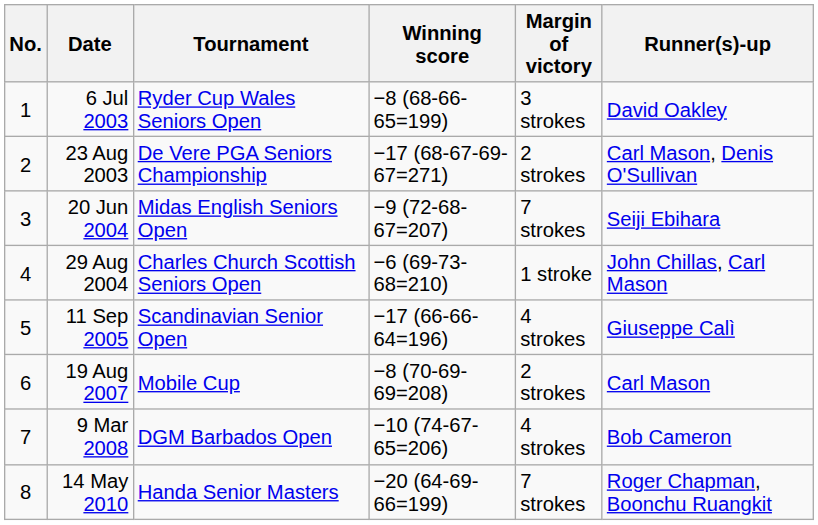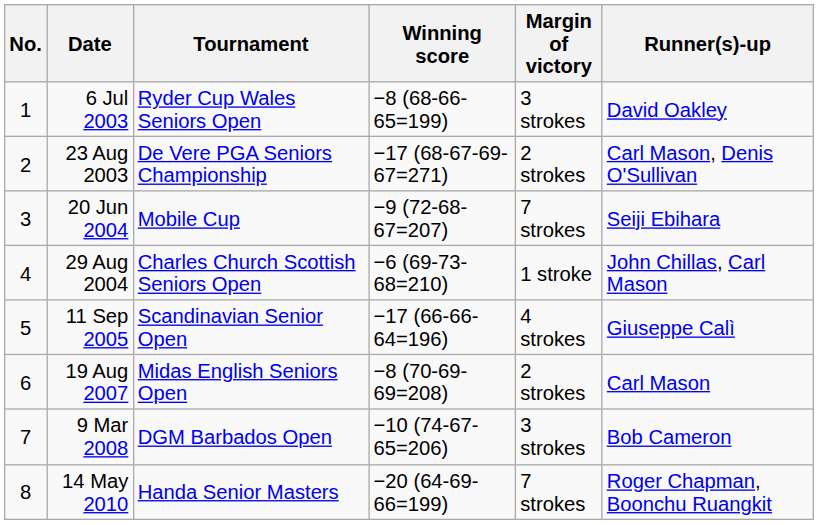(238, 219) Midas English Seniors Open -> (189, 219) Mobile Cup
(189, 382) Mobile Cup -> (238, 382) Midas English Seniors Open
(553, 437) 4 strokes -> (553, 437) 3 strokes
